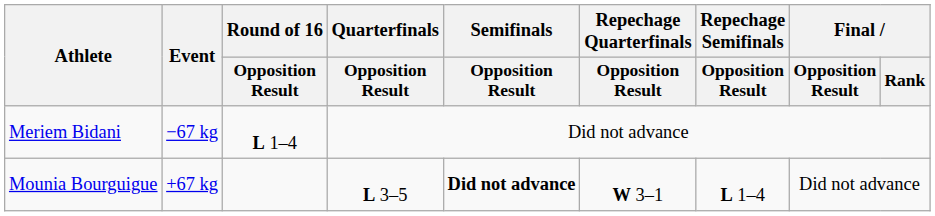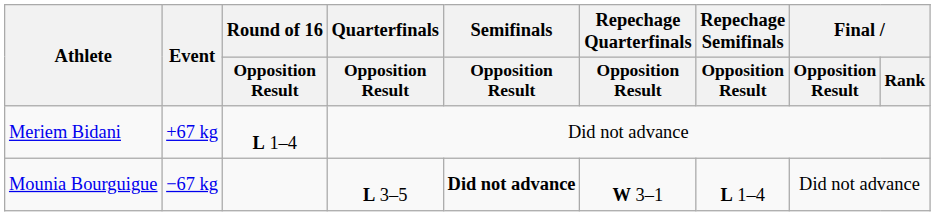(192, 132) −67 kg -> (192, 132) +67 kg
(192, 184) +67 kg -> (192, 184) −67 kg
